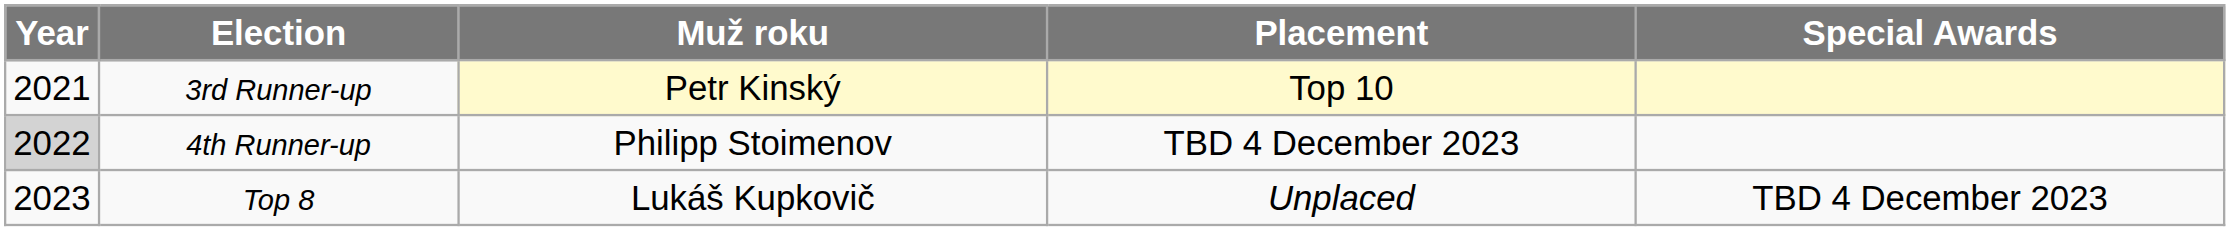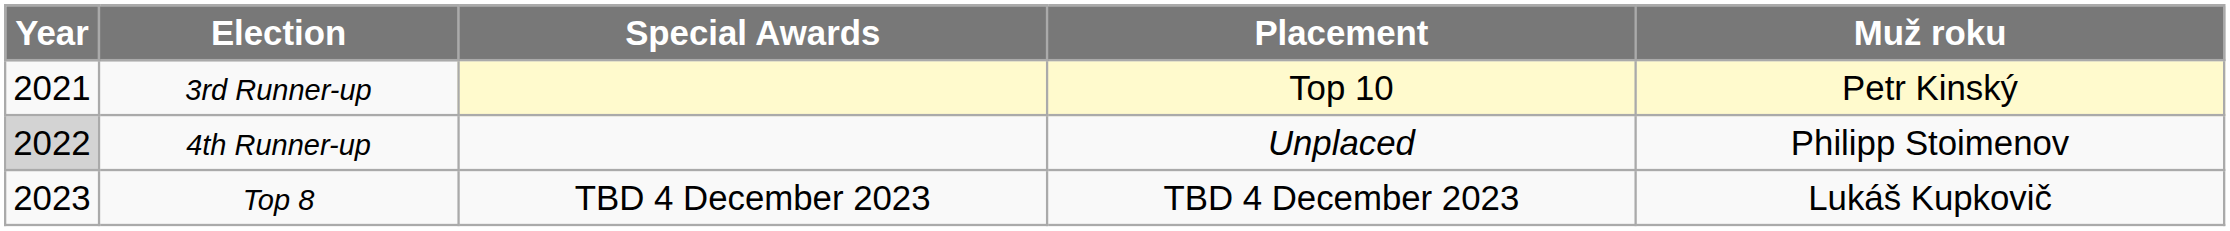columns swapped: (753, 33) <-> (1930, 33)
(1341, 143) TBD 4 December 2023 -> (1341, 143) Unplaced
(1341, 198) Unplaced -> (1341, 198) TBD 4 December 2023
